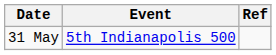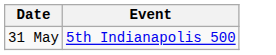- column: (255, 16)
